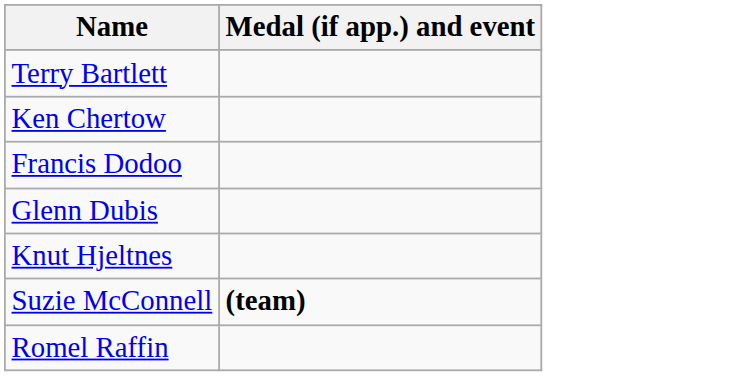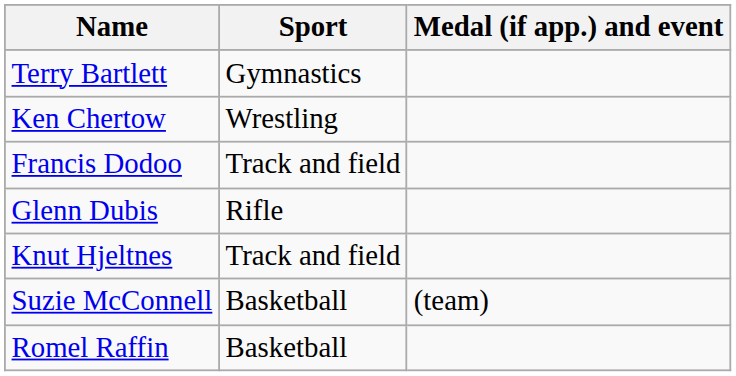+ column: (313, 27)
(266, 301) bold -> (451, 301) normal
